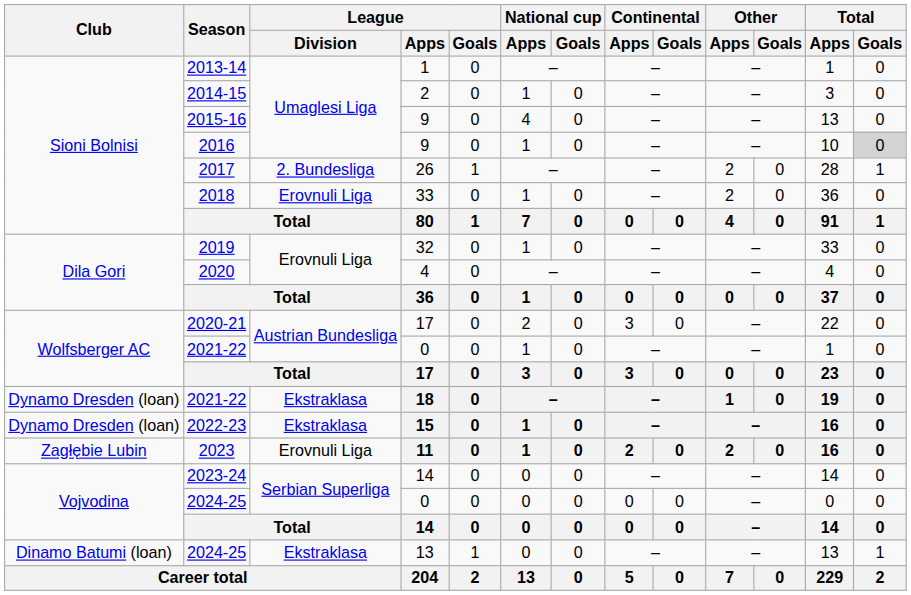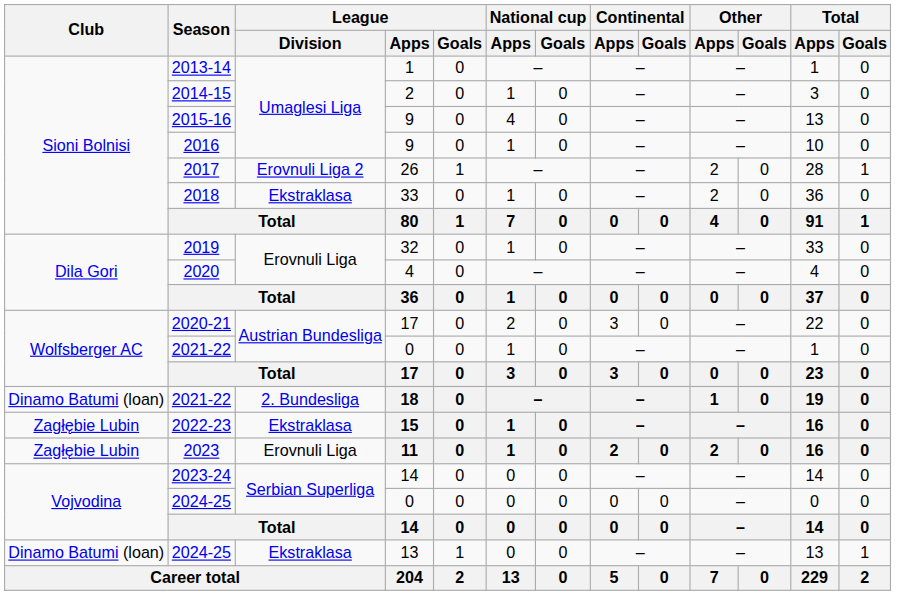(880, 145) lightgrey background -> (865, 145) no background
(325, 171) 2. Bundesliga -> (310, 171) Erovnuli Liga 2
(325, 196) Erovnuli Liga -> (310, 196) Ekstraklasa
(94, 400) Dynamo Dresden (loan) -> (86, 400) Dinamo Batumi (loan)
(325, 400) Ekstraklasa -> (310, 400) 2. Bundesliga
(94, 425) Dynamo Dresden (loan) -> (86, 425) Zagłębie Lubin
